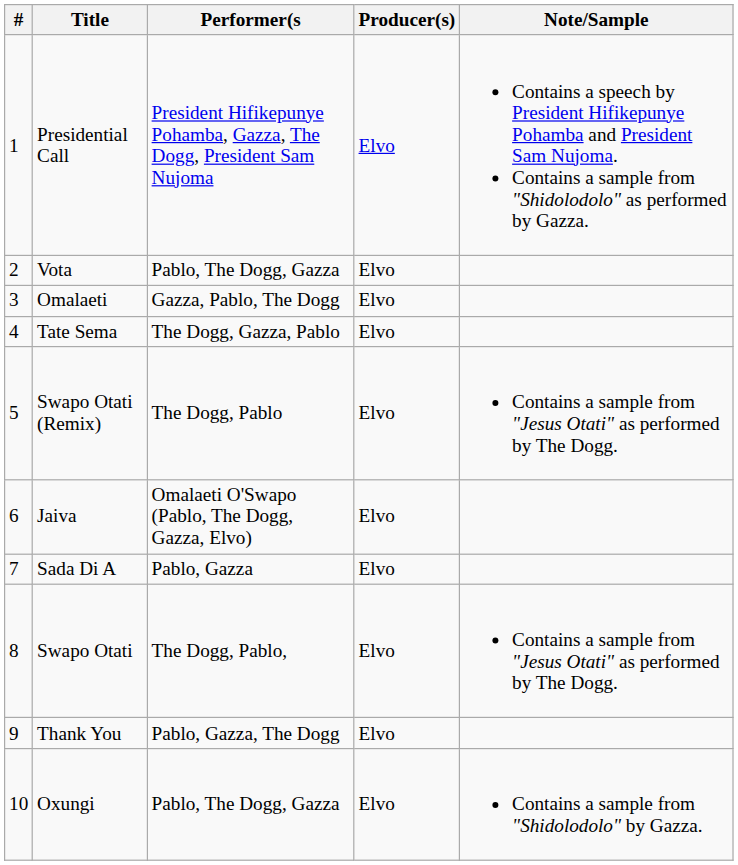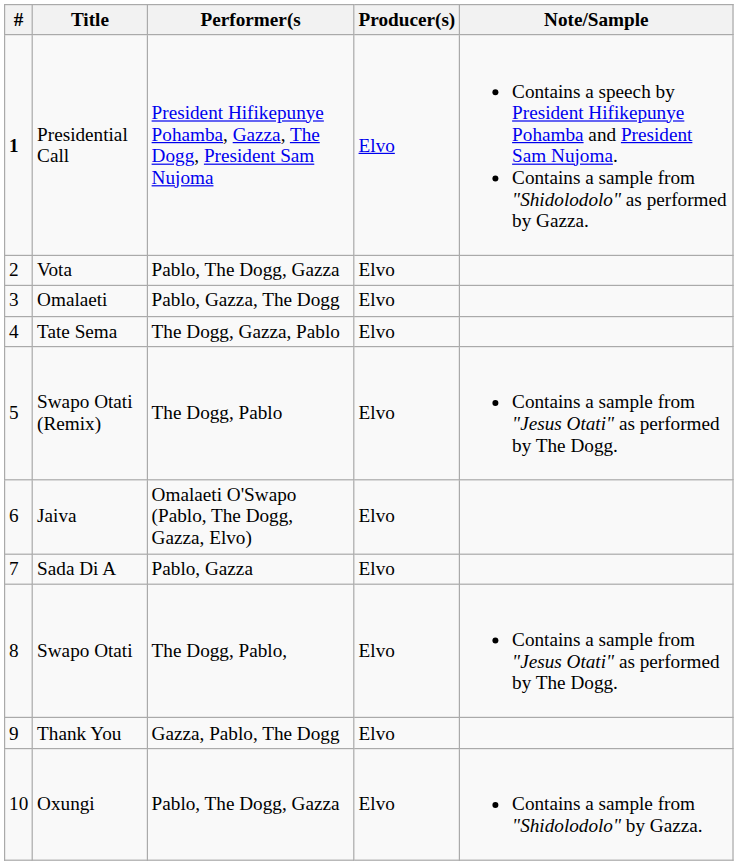(14, 144) normal -> (14, 144) bold
(246, 300) Gazza, Pablo, The Dogg -> (246, 300) Pablo, Gazza, The Dogg
(246, 732) Pablo, Gazza, The Dogg -> (246, 732) Gazza, Pablo, The Dogg
